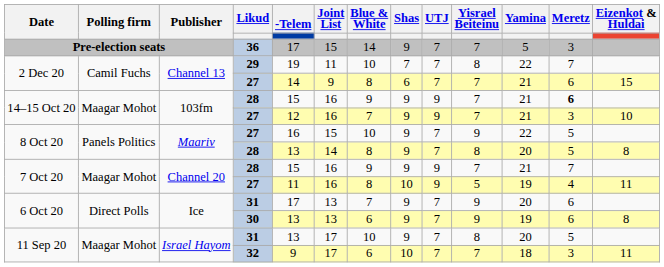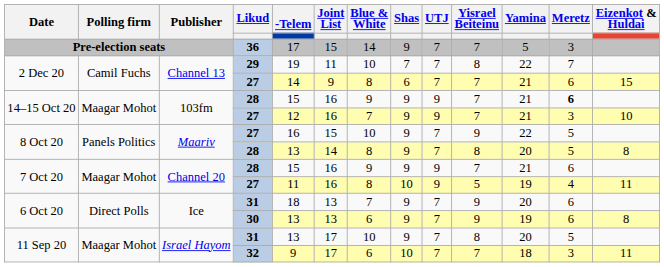(571, 168) 7 -> (571, 168) 6
(293, 202) 17 -> (293, 202) 18
